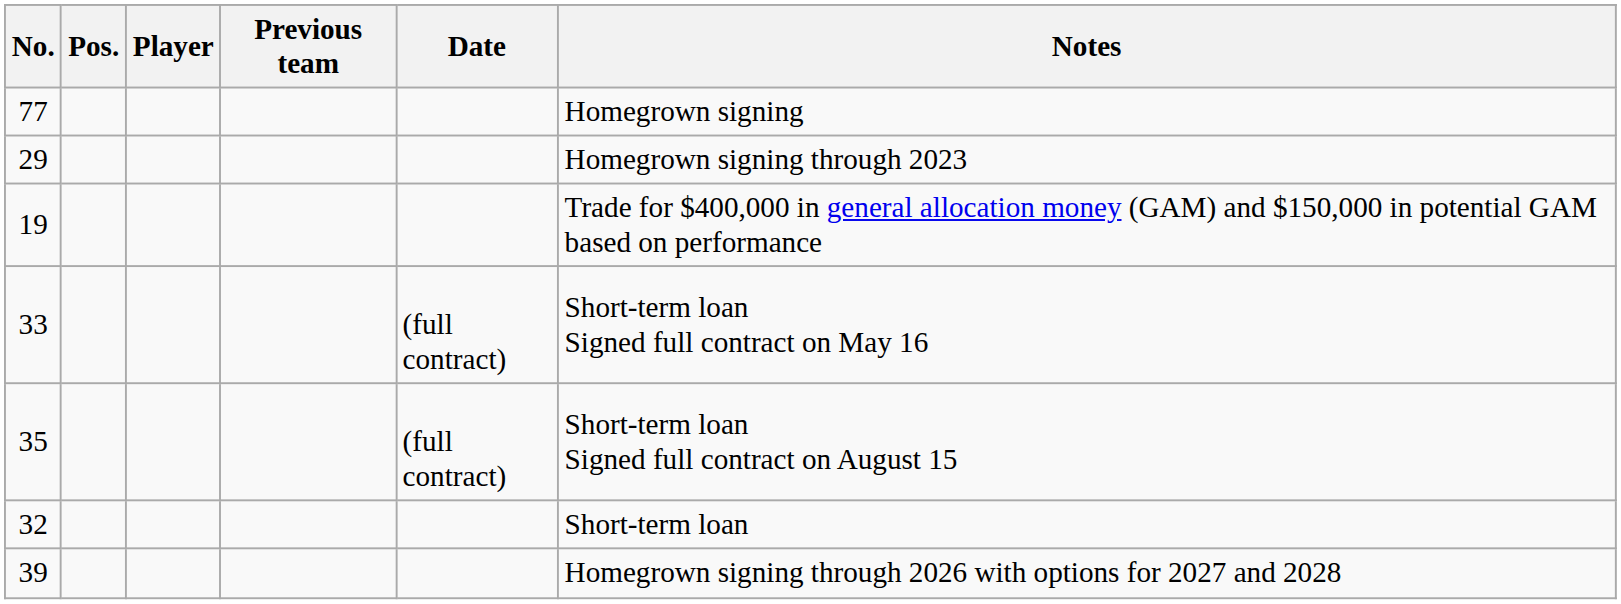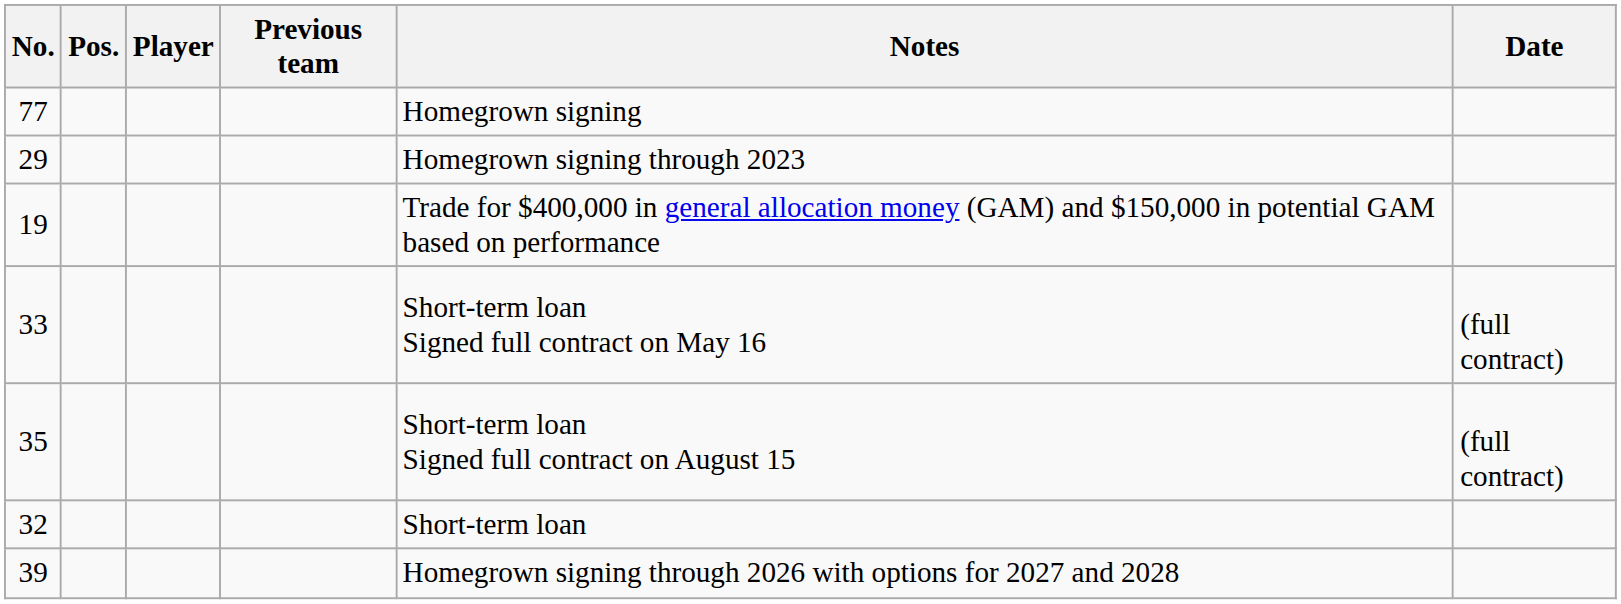columns swapped: (1087, 46) <-> (477, 46)
